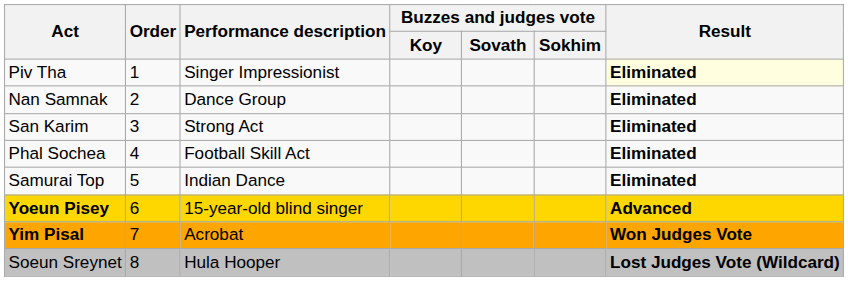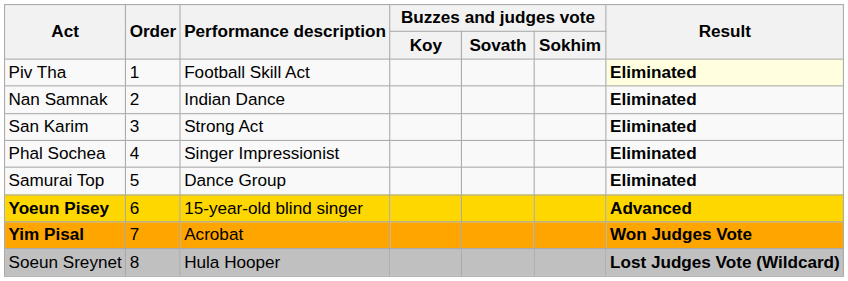(262, 72) Singer Impressionist -> (247, 72) Football Skill Act
(235, 99) Dance Group -> (235, 99) Indian Dance
(247, 153) Football Skill Act -> (262, 153) Singer Impressionist
(235, 180) Indian Dance -> (235, 180) Dance Group
